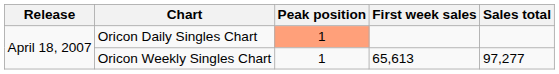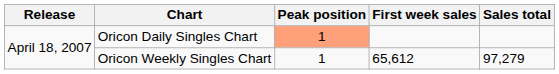(393, 58) 65,613 -> (393, 58) 65,612
(504, 58) 97,277 -> (504, 58) 97,279
